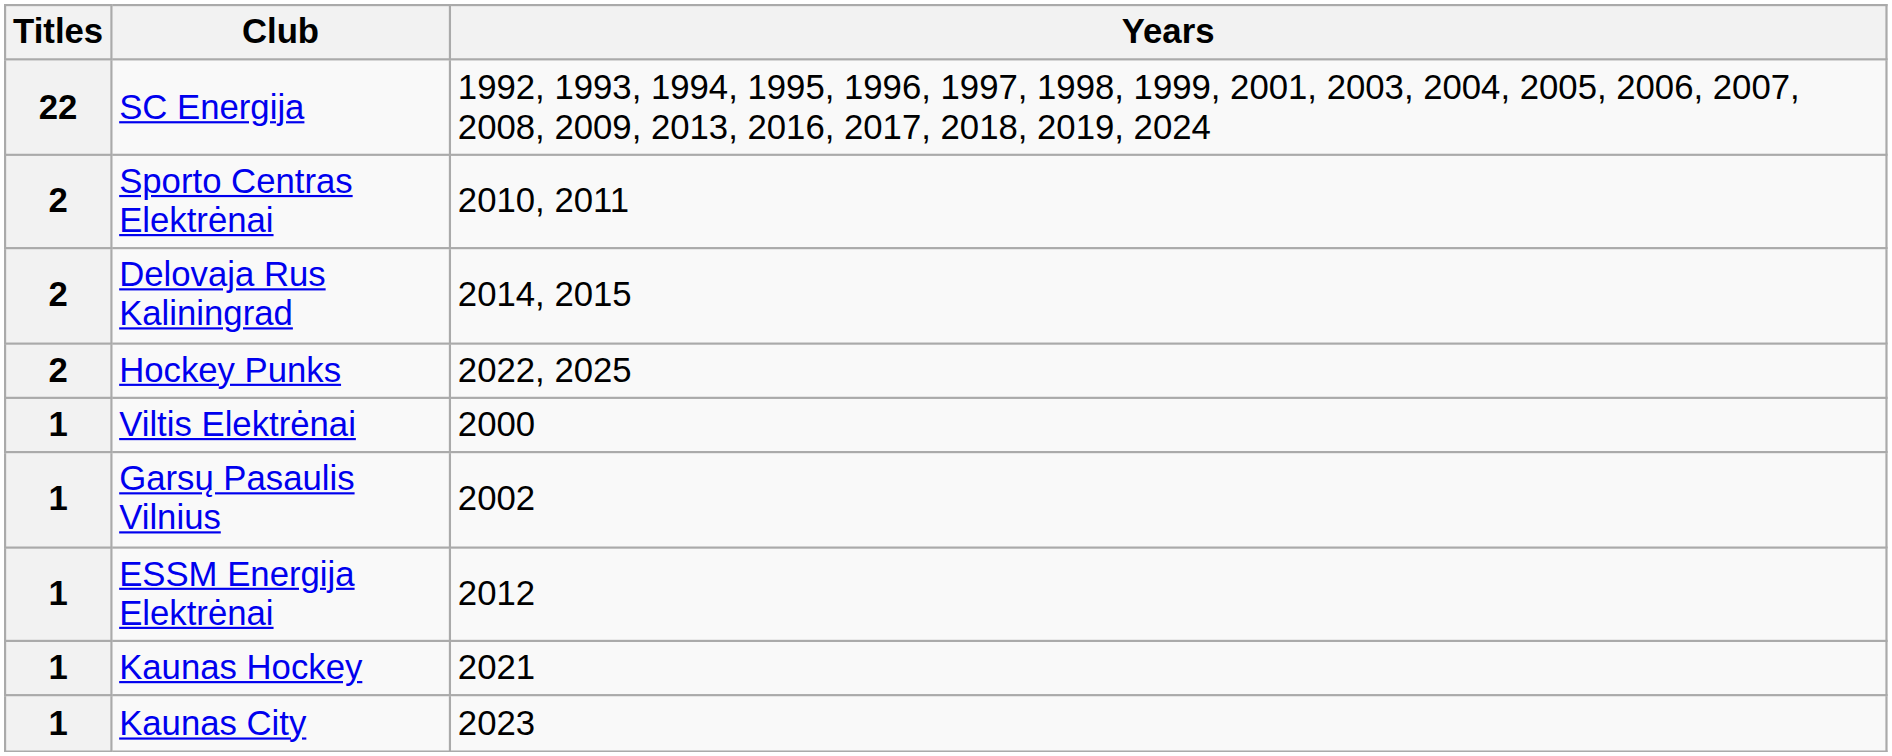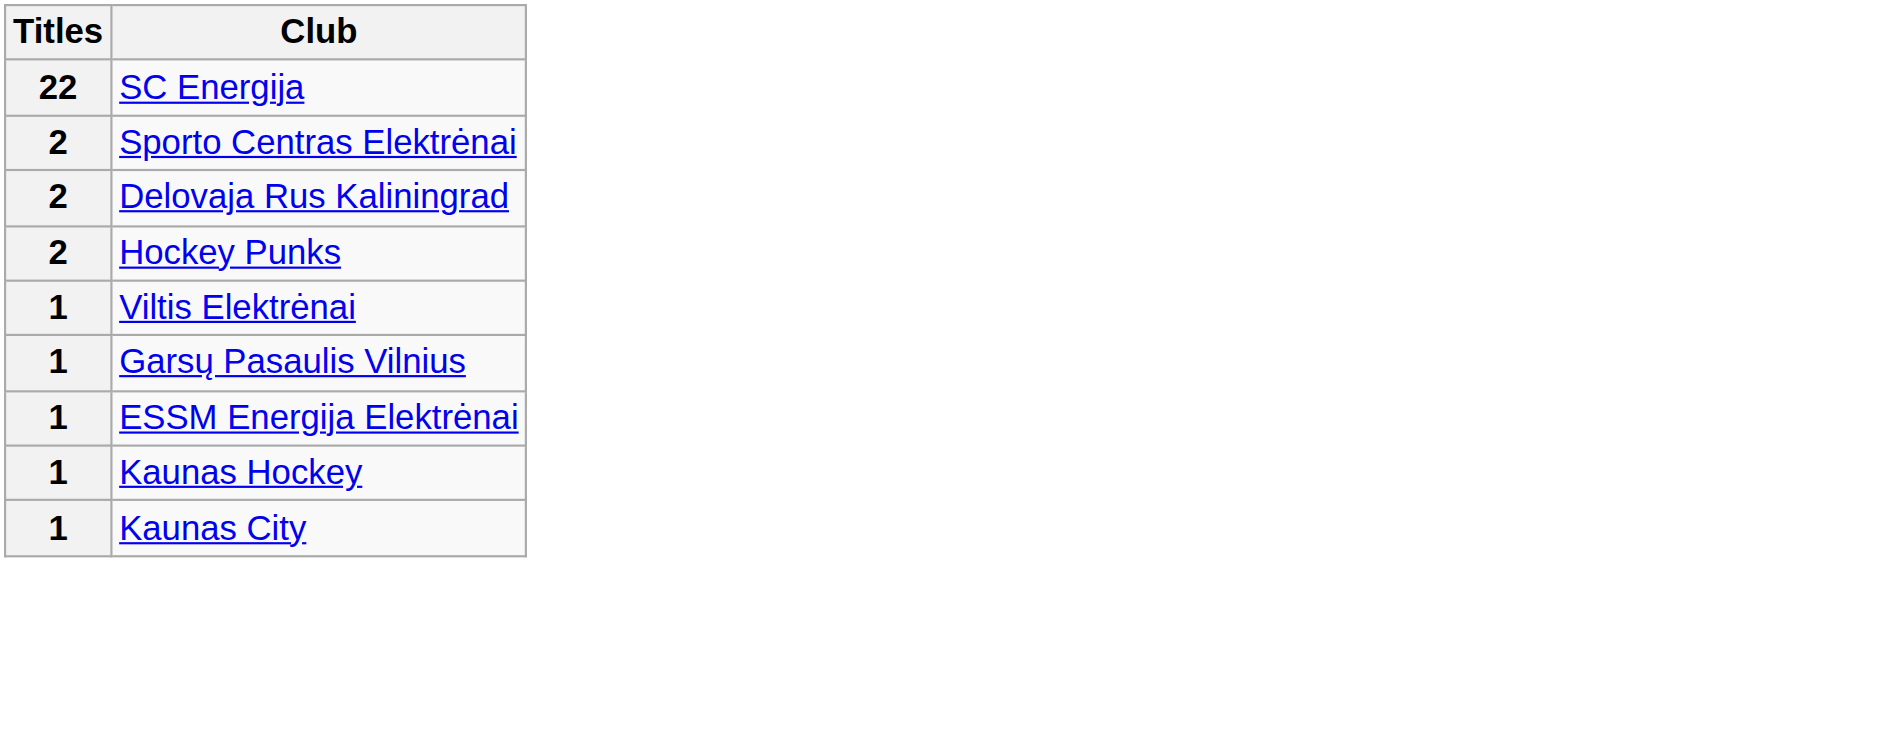- column: (1168, 32)
